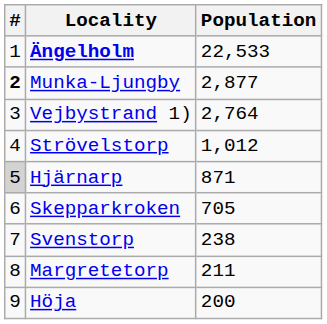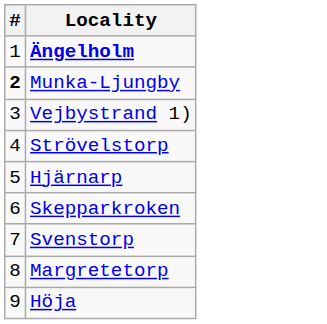- column: (259, 20)
(15, 177) lightgrey background -> (15, 177) no background
